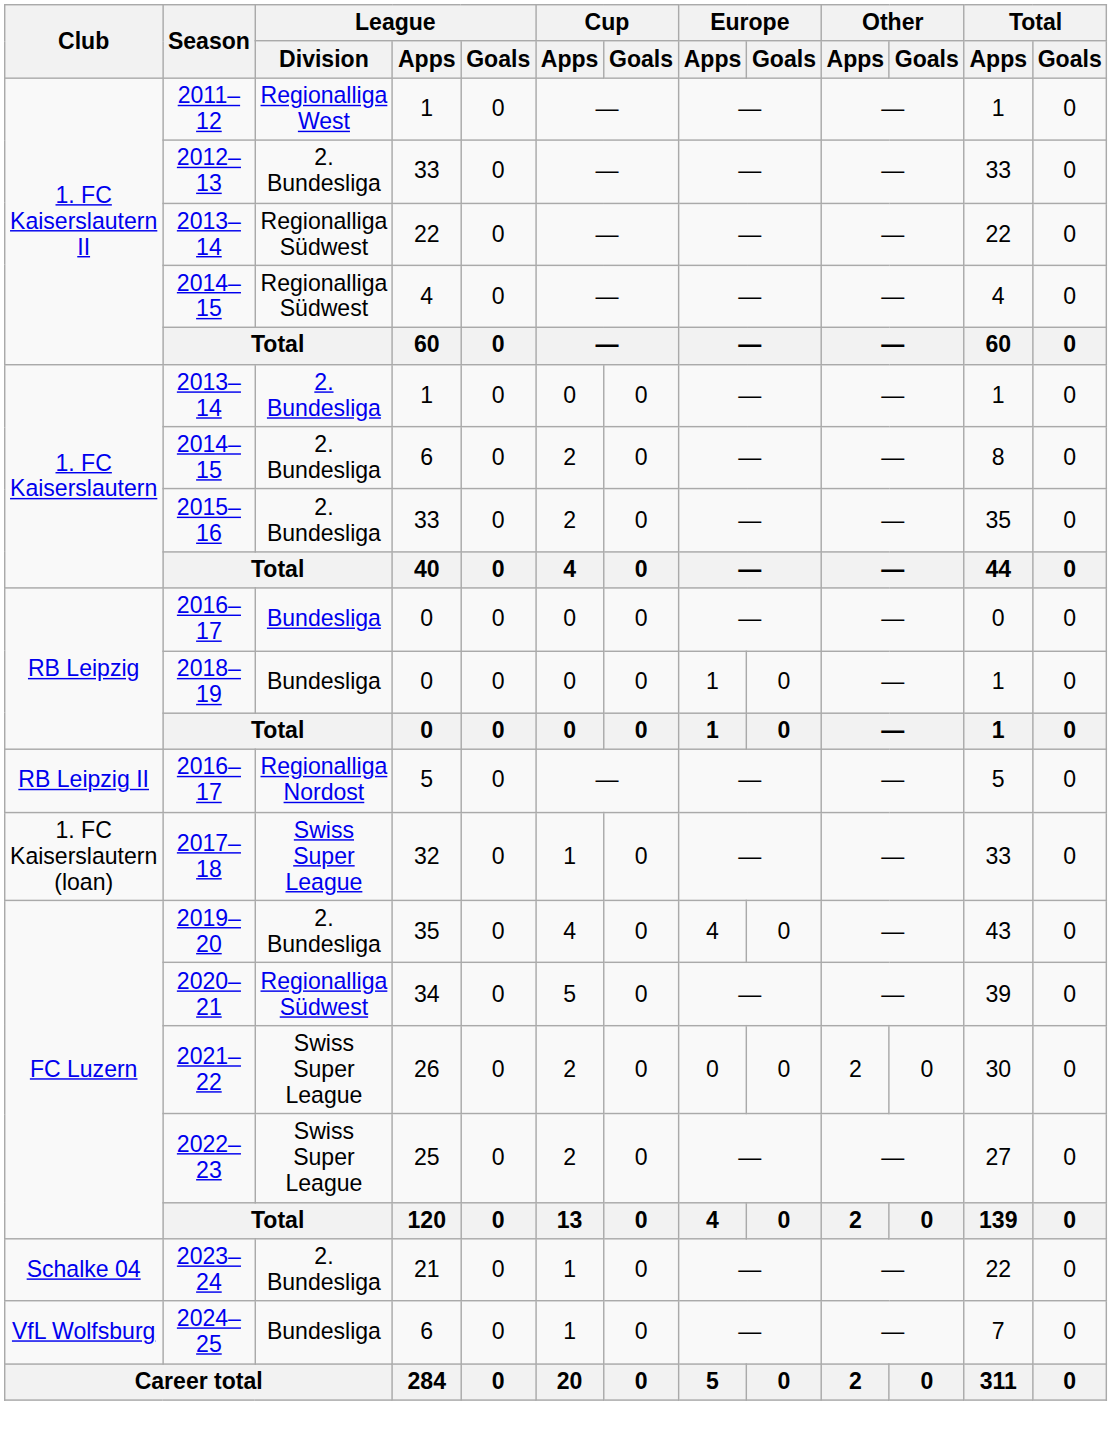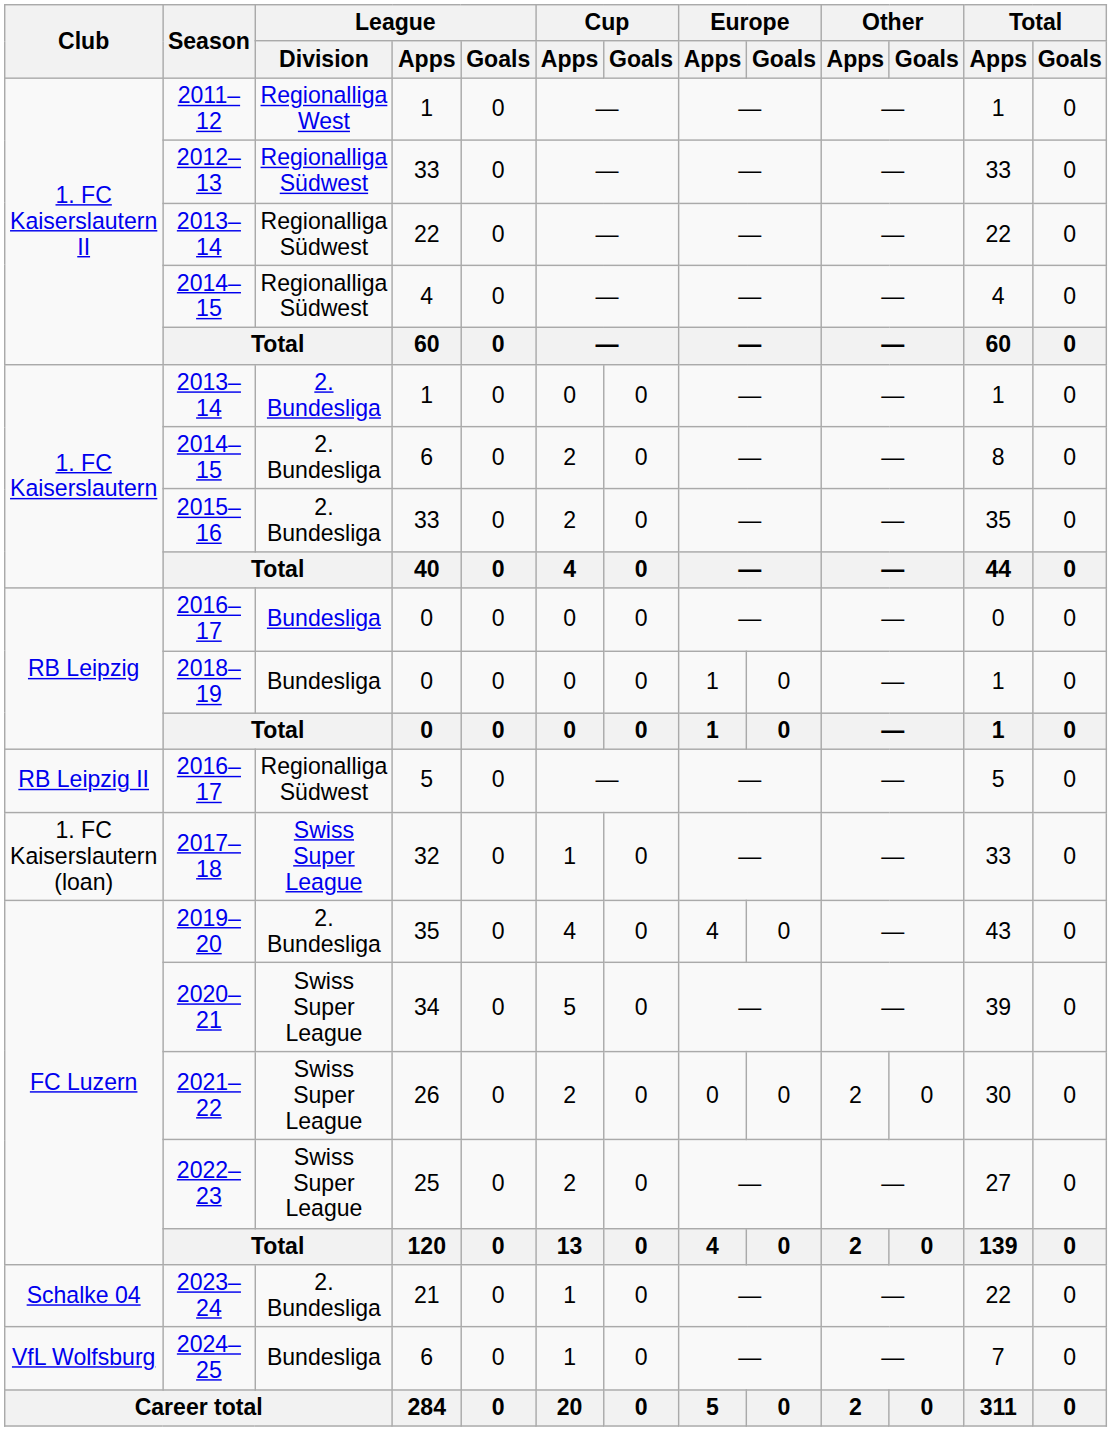(324, 171) 2. Bundesliga -> (324, 171) Regionalliga Südwest
(324, 780) Regionalliga Nordost -> (324, 780) Regionalliga Südwest
(324, 993) Regionalliga Südwest -> (324, 1006) Swiss Super League
